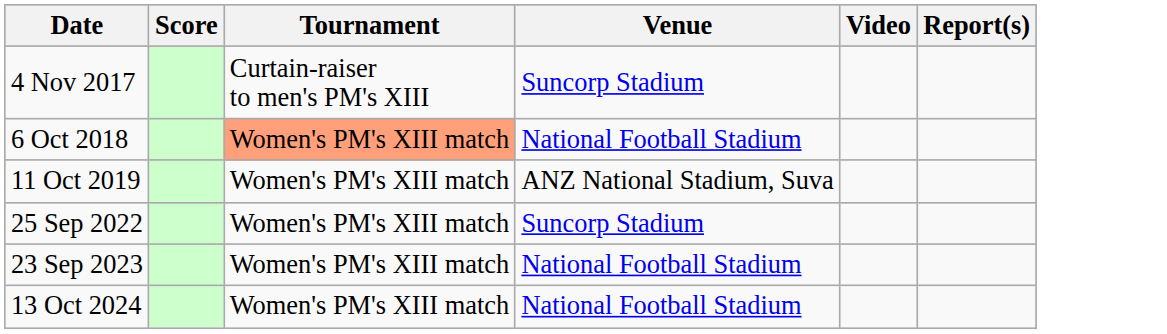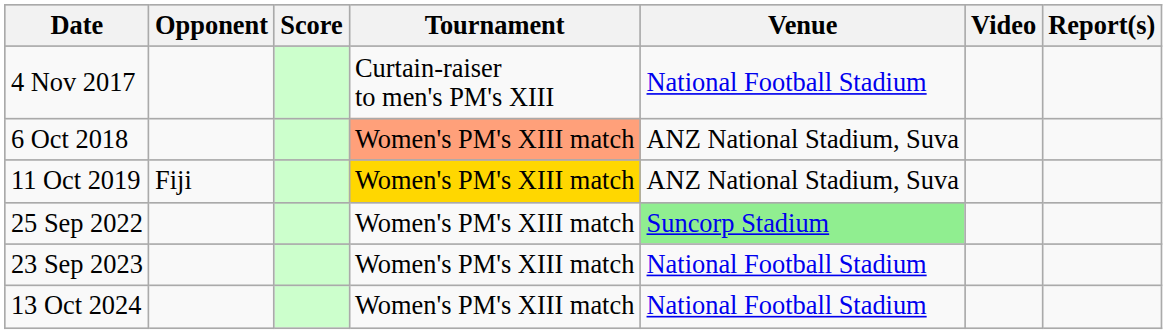+ column: (212, 25)
(613, 82) Suncorp Stadium -> (787, 82) National Football Stadium
(661, 138) National Football Stadium -> (803, 138) ANZ National Stadium, Suva
(370, 180) no background -> (495, 180) gold background
(613, 222) no background -> (738, 222) lightgreen background
